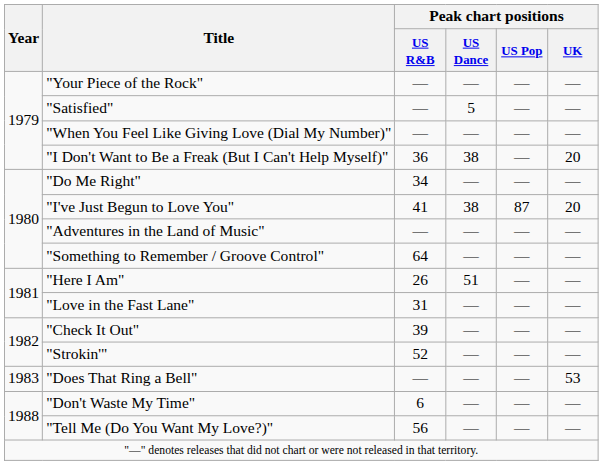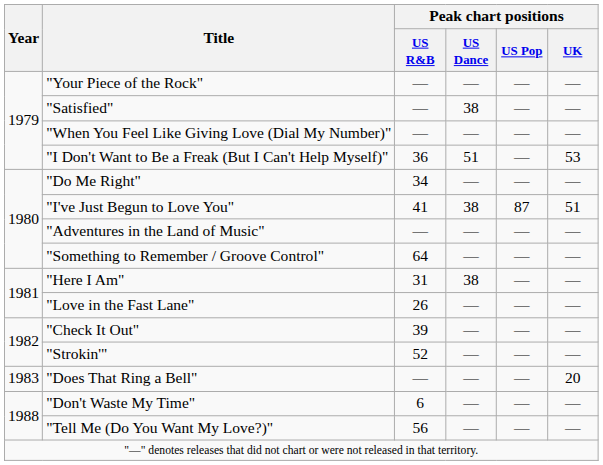(471, 108) 5 -> (471, 108) 38
(471, 157) 38 -> (471, 157) 51
(573, 157) 20 -> (573, 157) 53
(573, 206) 20 -> (573, 206) 51
(420, 280) 26 -> (420, 280) 31
(471, 280) 51 -> (471, 280) 38
(420, 305) 31 -> (420, 305) 26
(573, 378) 53 -> (573, 378) 20
